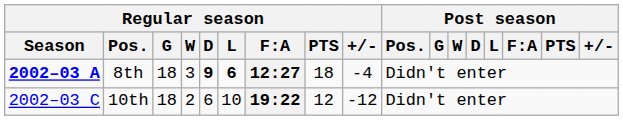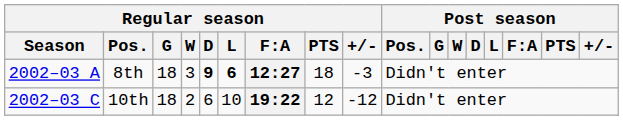(54, 74) bold -> (54, 74) normal
(362, 74) -4 -> (362, 74) -3
